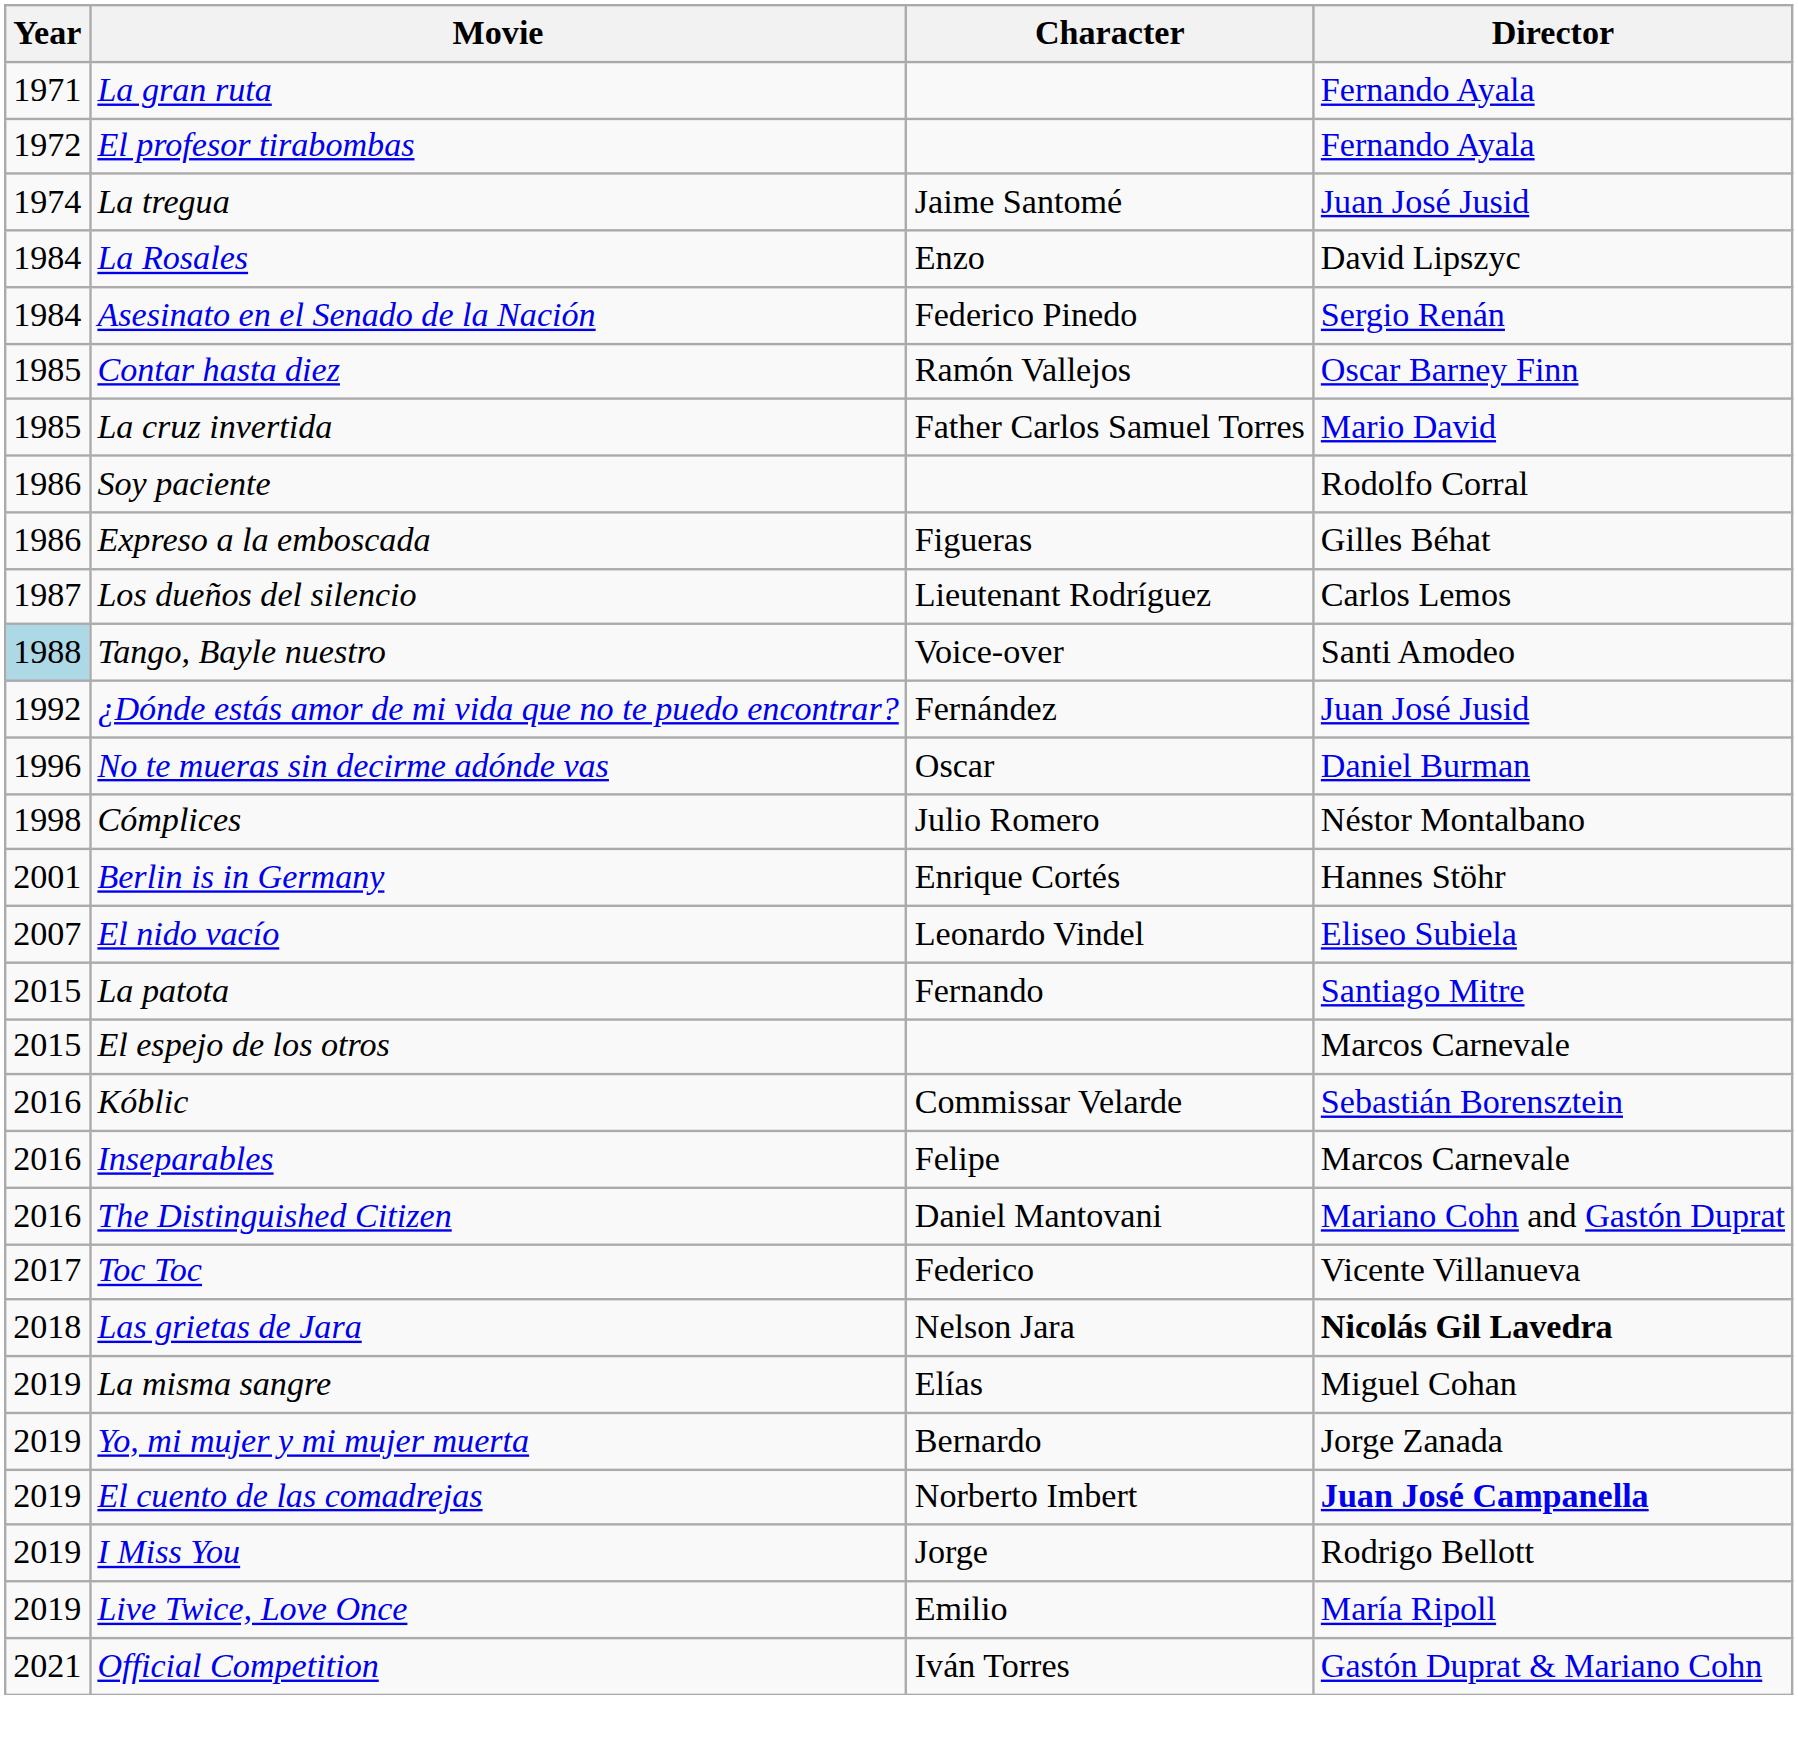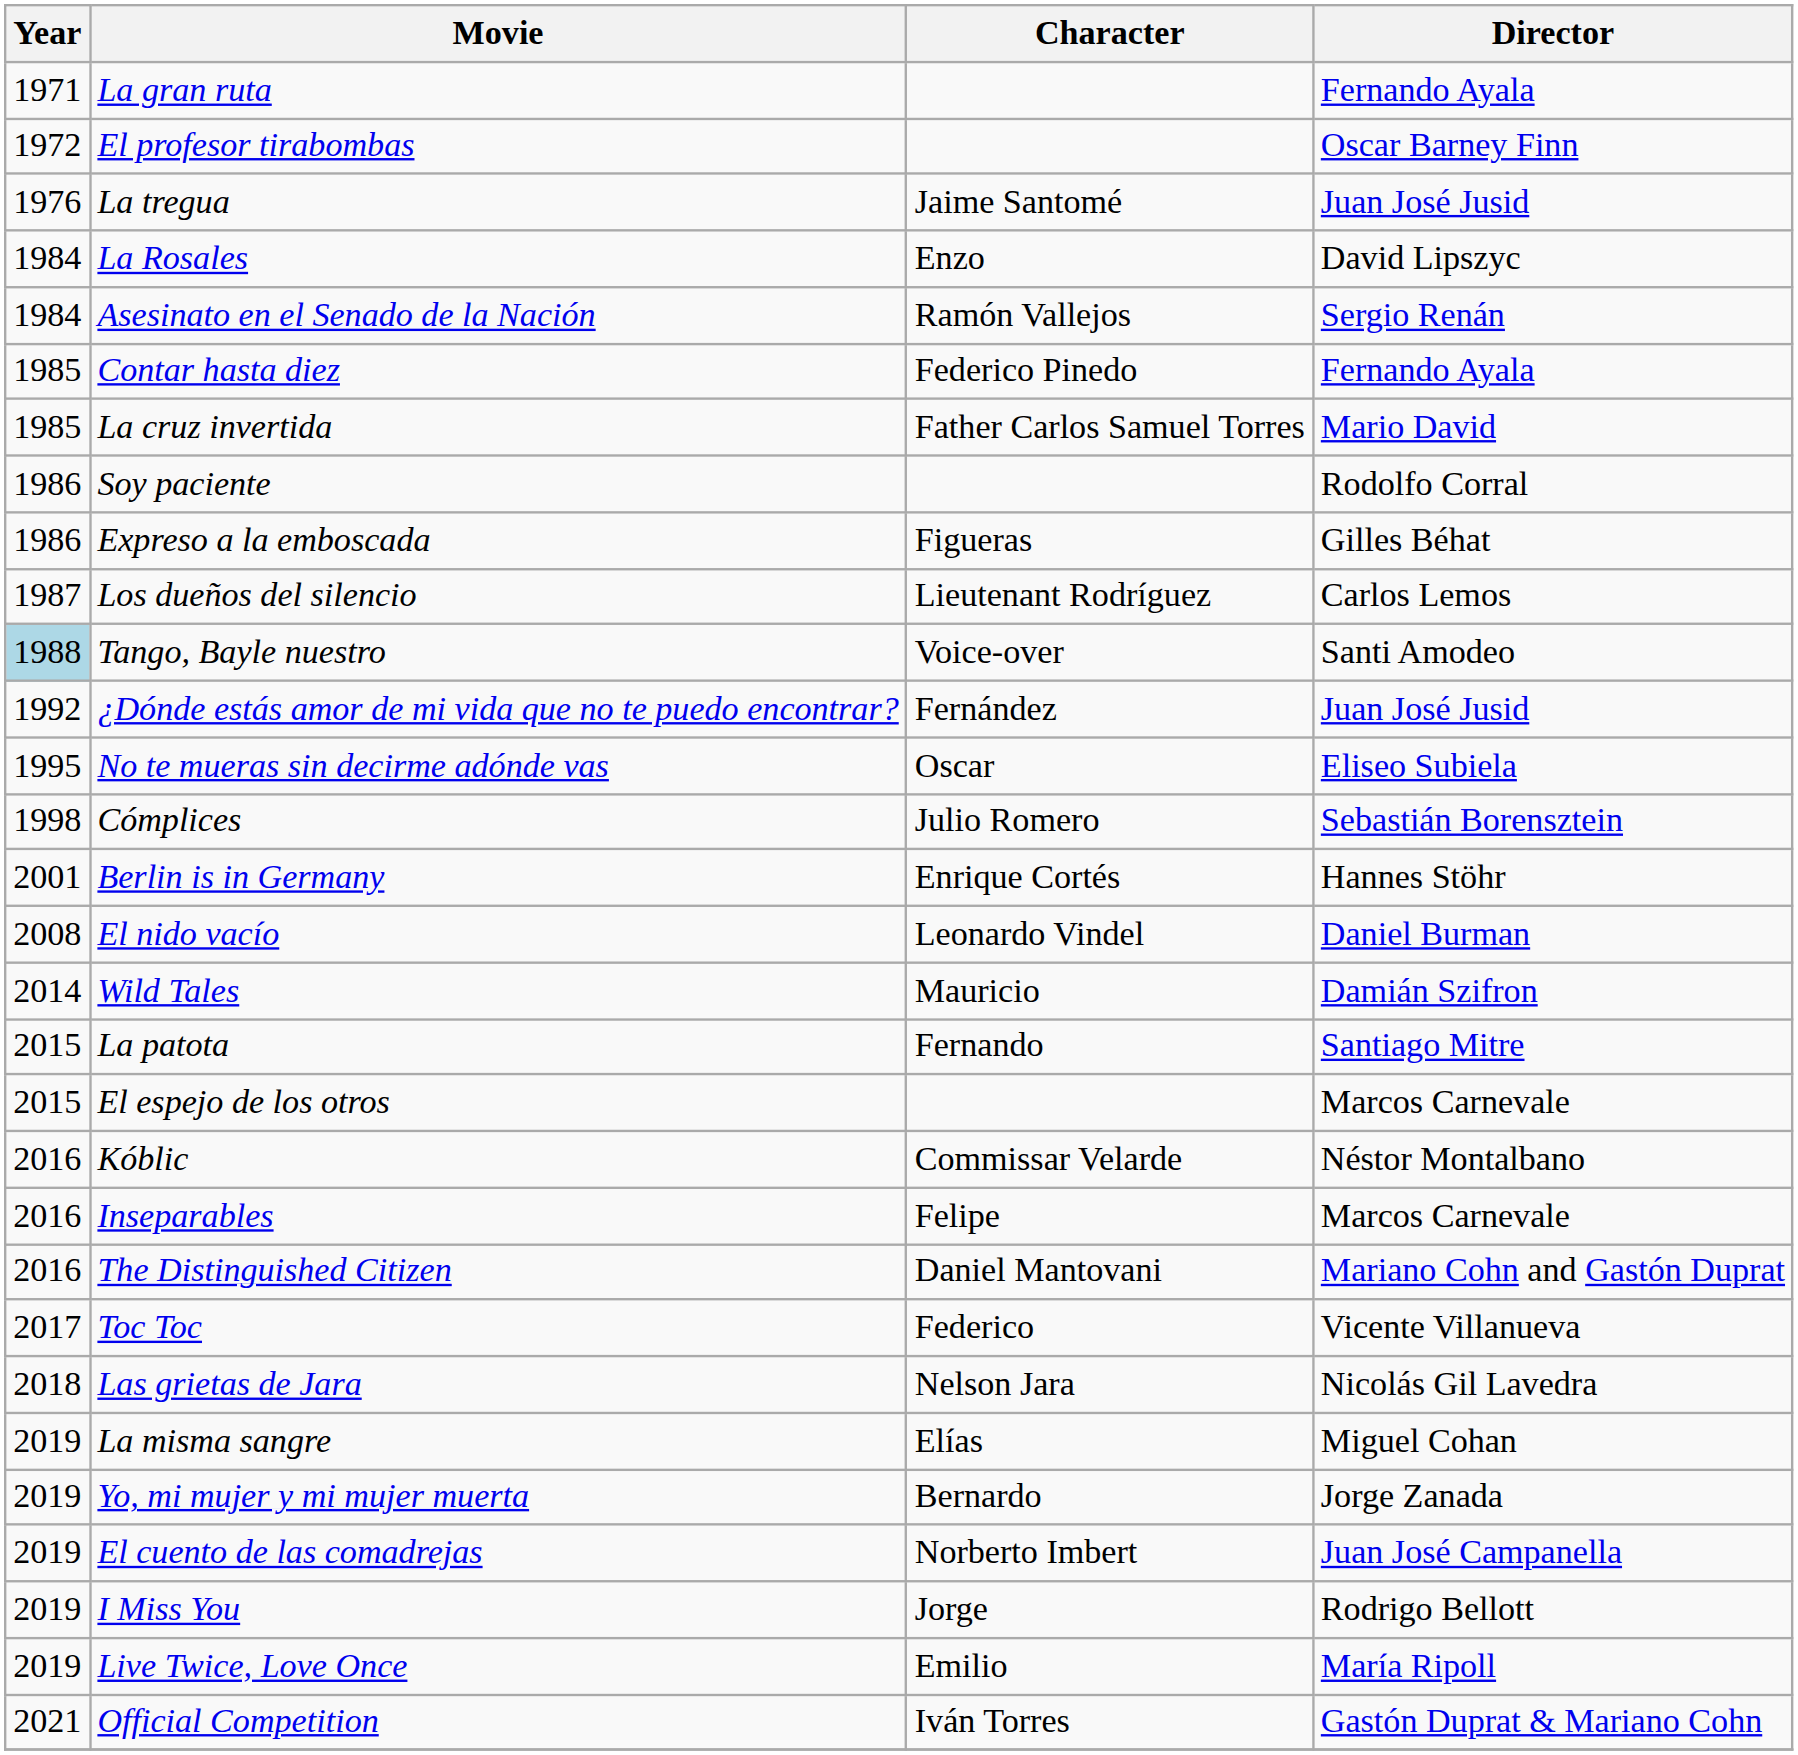(1428, 145) Fernando Ayala -> (1450, 145) Oscar Barney Finn
(47, 201) 1974 -> (47, 201) 1976
(1026, 314) Federico Pinedo -> (1023, 314) Ramón Vallejos
(1023, 370) Ramón Vallejos -> (1026, 370) Federico Pinedo
(1450, 370) Oscar Barney Finn -> (1428, 370) Fernando Ayala
(47, 764) 1996 -> (47, 764) 1995
(1426, 764) Daniel Burman -> (1419, 764) Eliseo Subiela
(1453, 821) Néstor Montalbano -> (1472, 821) Sebastián Borensztein
(47, 933) 2007 -> (47, 933) 2008
(1419, 933) Eliseo Subiela -> (1426, 933) Daniel Burman
+ row: (168, 989)
(1472, 1102) Sebastián Borensztein -> (1453, 1158) Néstor Montalbano
(1467, 1327) bold -> (1459, 1383) normal
(1485, 1496) bold -> (1471, 1552) normal
